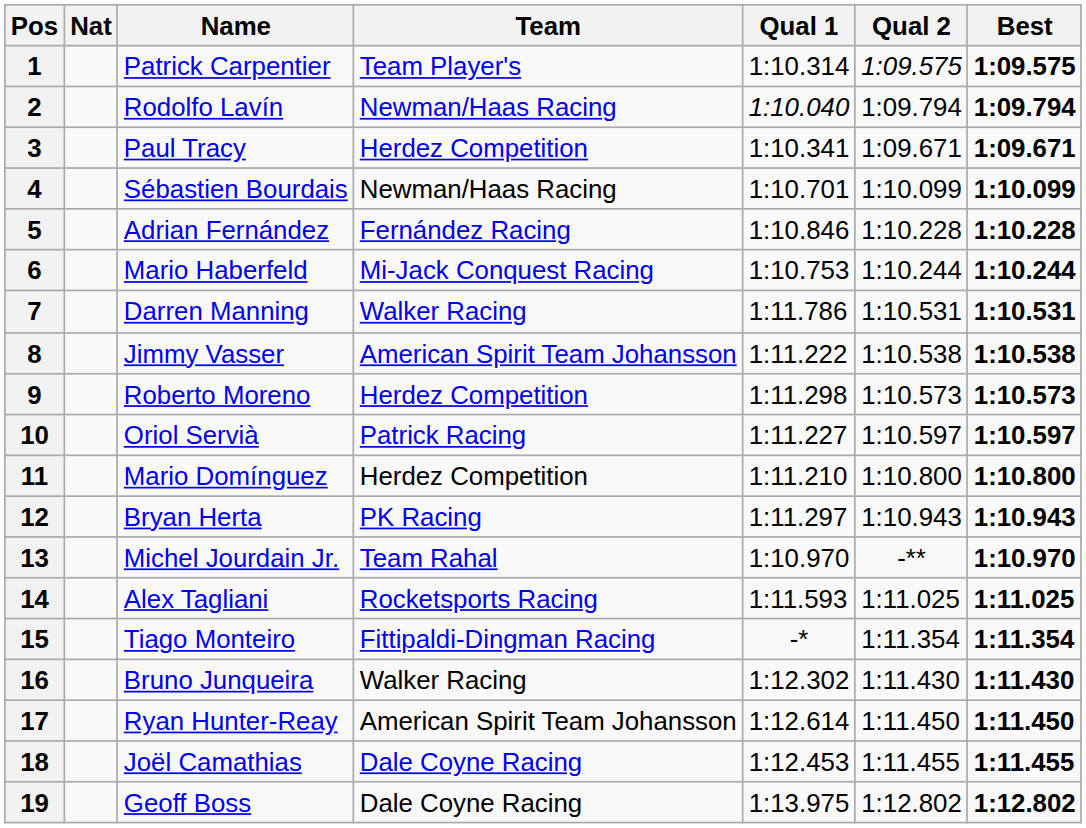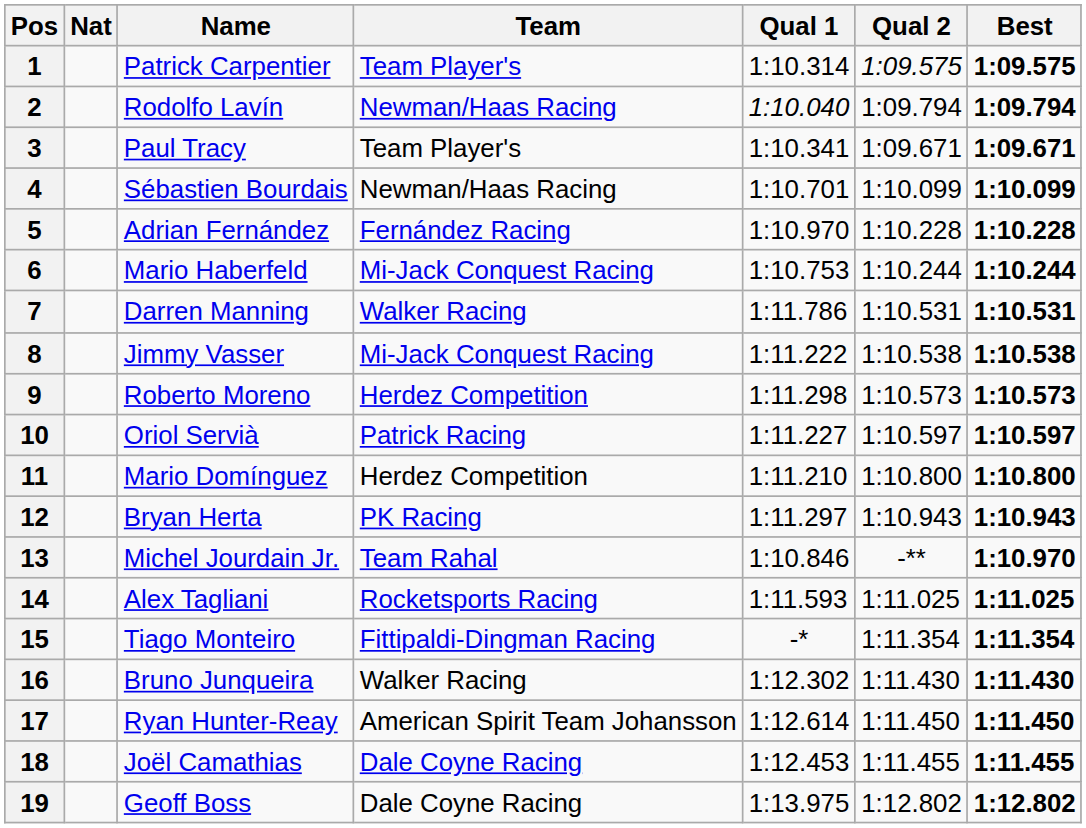(474, 148) Herdez Competition -> (440, 148) Team Player's
(799, 230) 1:10.846 -> (799, 230) 1:10.970
(548, 353) American Spirit Team Johansson -> (507, 353) Mi-Jack Conquest Racing
(799, 557) 1:10.970 -> (799, 557) 1:10.846
